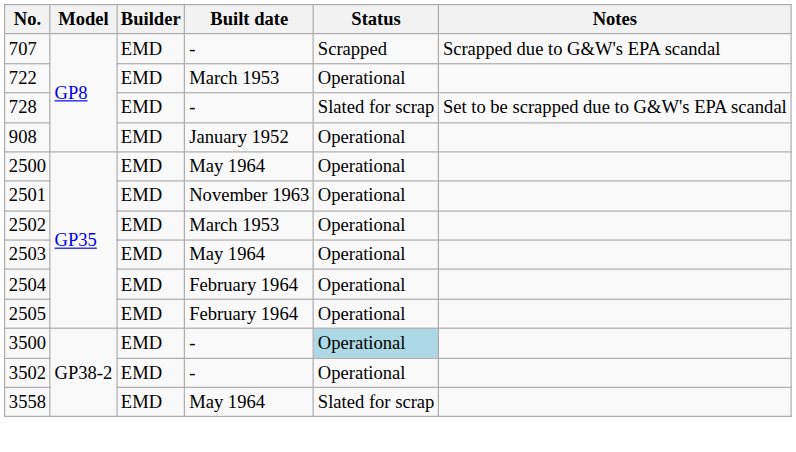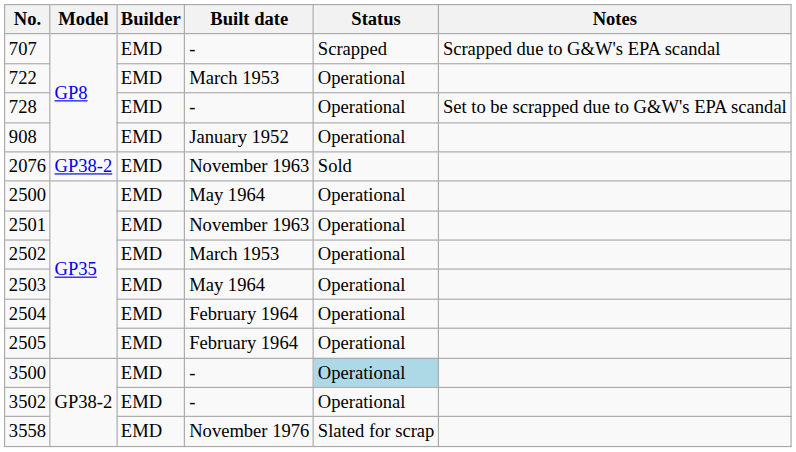(376, 107) Slated for scrap -> (362, 107) Operational
+ row: (27, 166)
(227, 401) May 1964 -> (249, 431) November 1976
